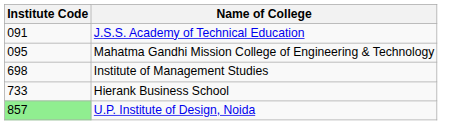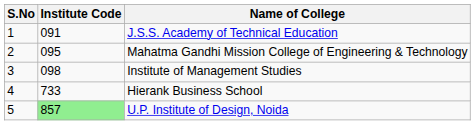+ column: (21, 14)
(17, 71) 698 -> (51, 71) 098
